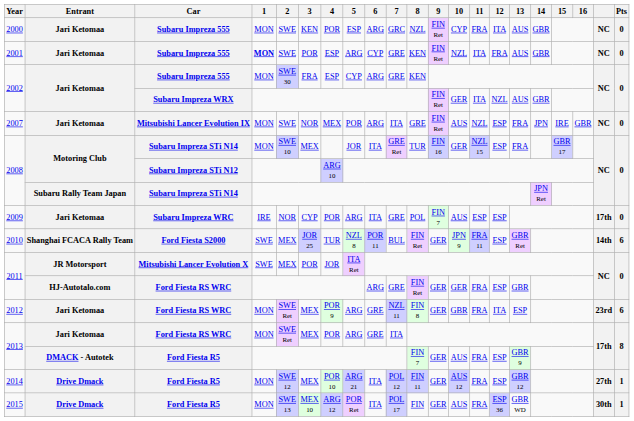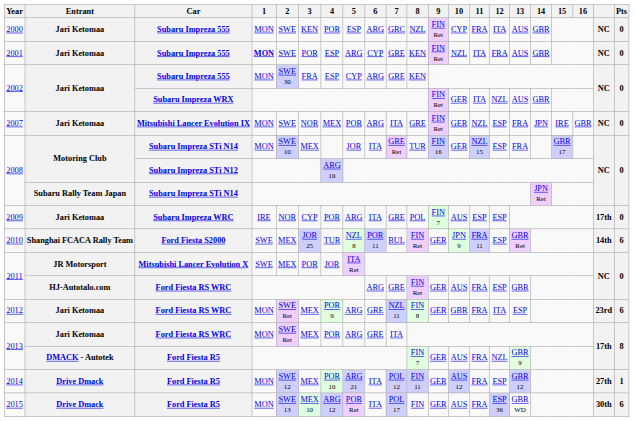(459, 123) AUS -> (459, 123) GER
(459, 287) GER -> (459, 287) AUS
(500, 357) ESP -> (500, 357) NZL
(621, 404) 1 -> (621, 404) 6
